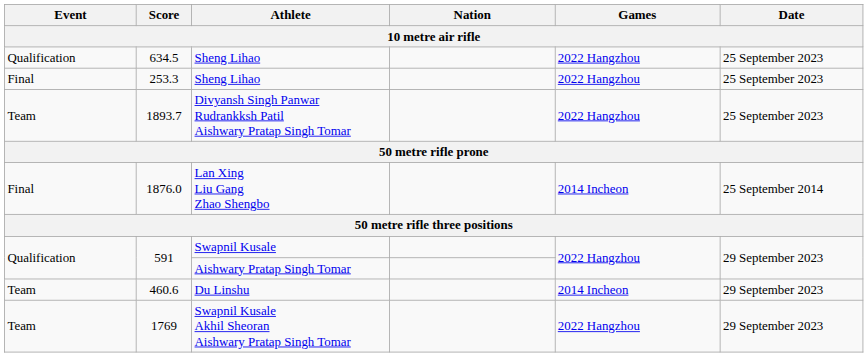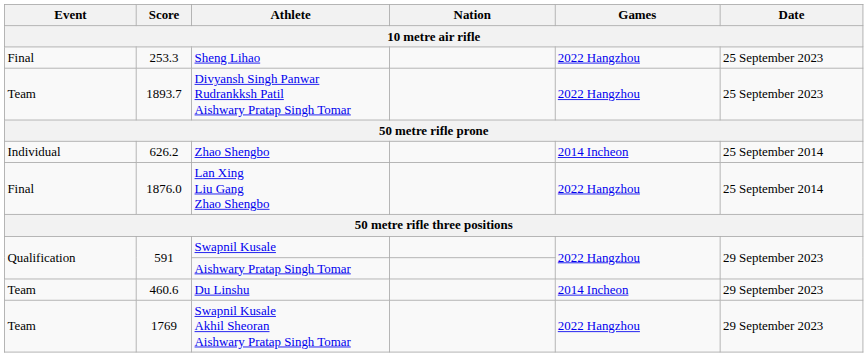- row: (164, 57)
+ row: (164, 152)
(593, 189) 2014 Incheon -> (599, 189) 2022 Hangzhou
